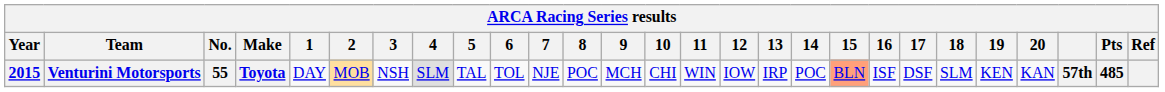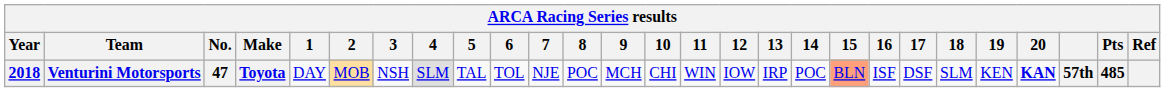(24, 73) 2015 -> (24, 73) 2018
(220, 73) 55 -> (220, 73) 47
(1038, 73) normal -> (1038, 73) bold
